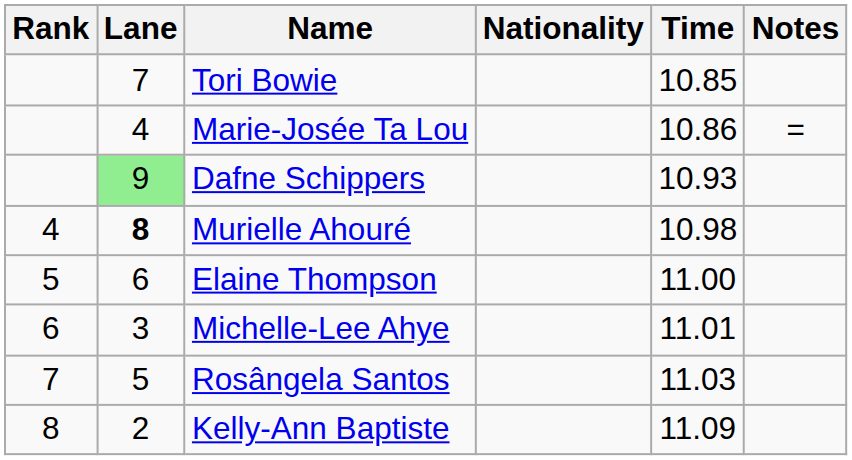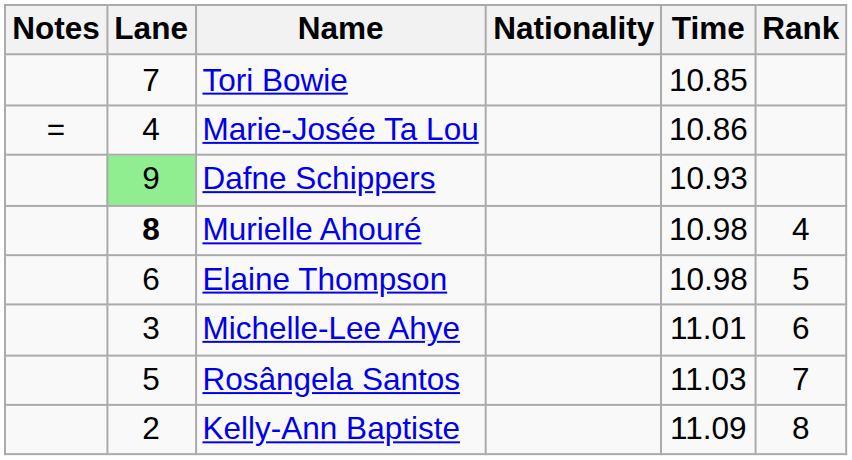columns swapped: (51, 29) <-> (796, 29)
(698, 279) 11.00 -> (708, 279) 10.98
